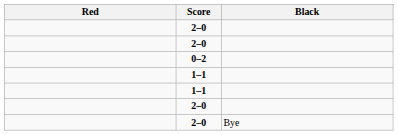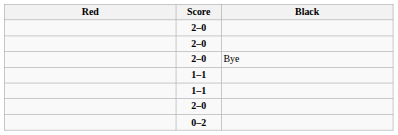rows swapped: (199, 59) <-> (199, 122)
